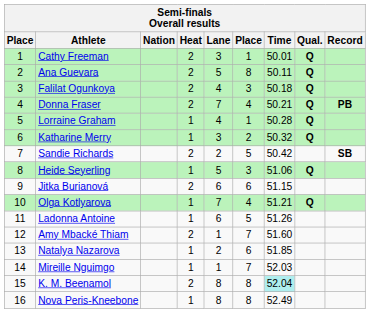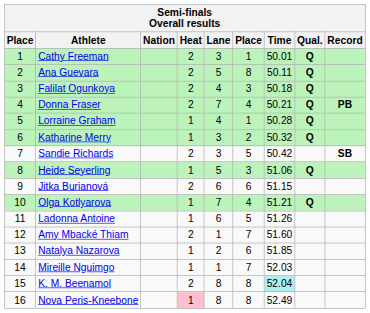(219, 154) 2 -> (219, 154) 3
(191, 300) no background -> (191, 300) pink background
